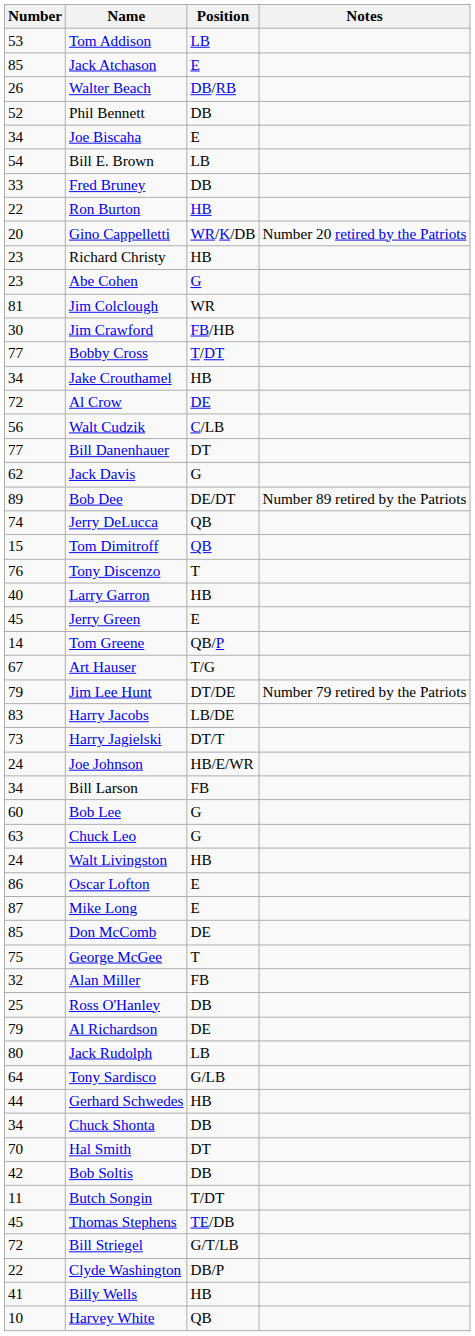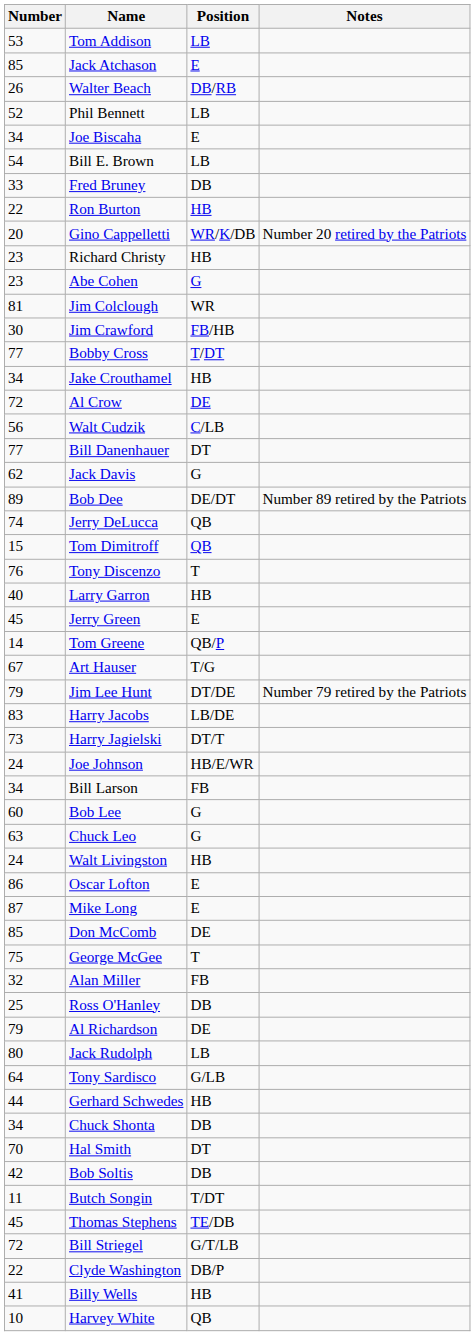(201, 112) DB -> (200, 112) LB
